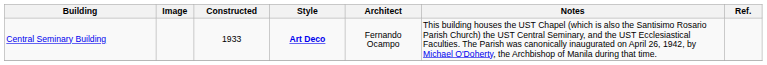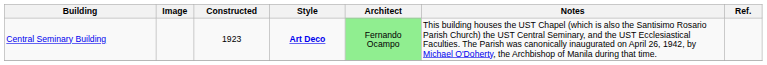(232, 40) 1933 -> (232, 40) 1923
(383, 40) no background -> (383, 40) lightgreen background
